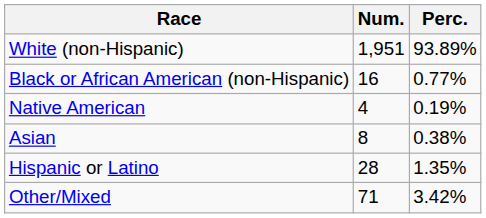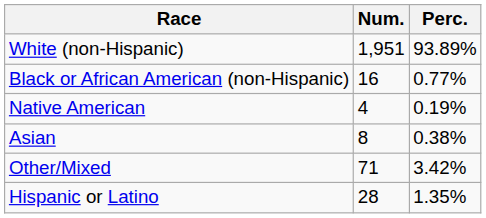rows swapped: (60, 197) <-> (84, 167)
